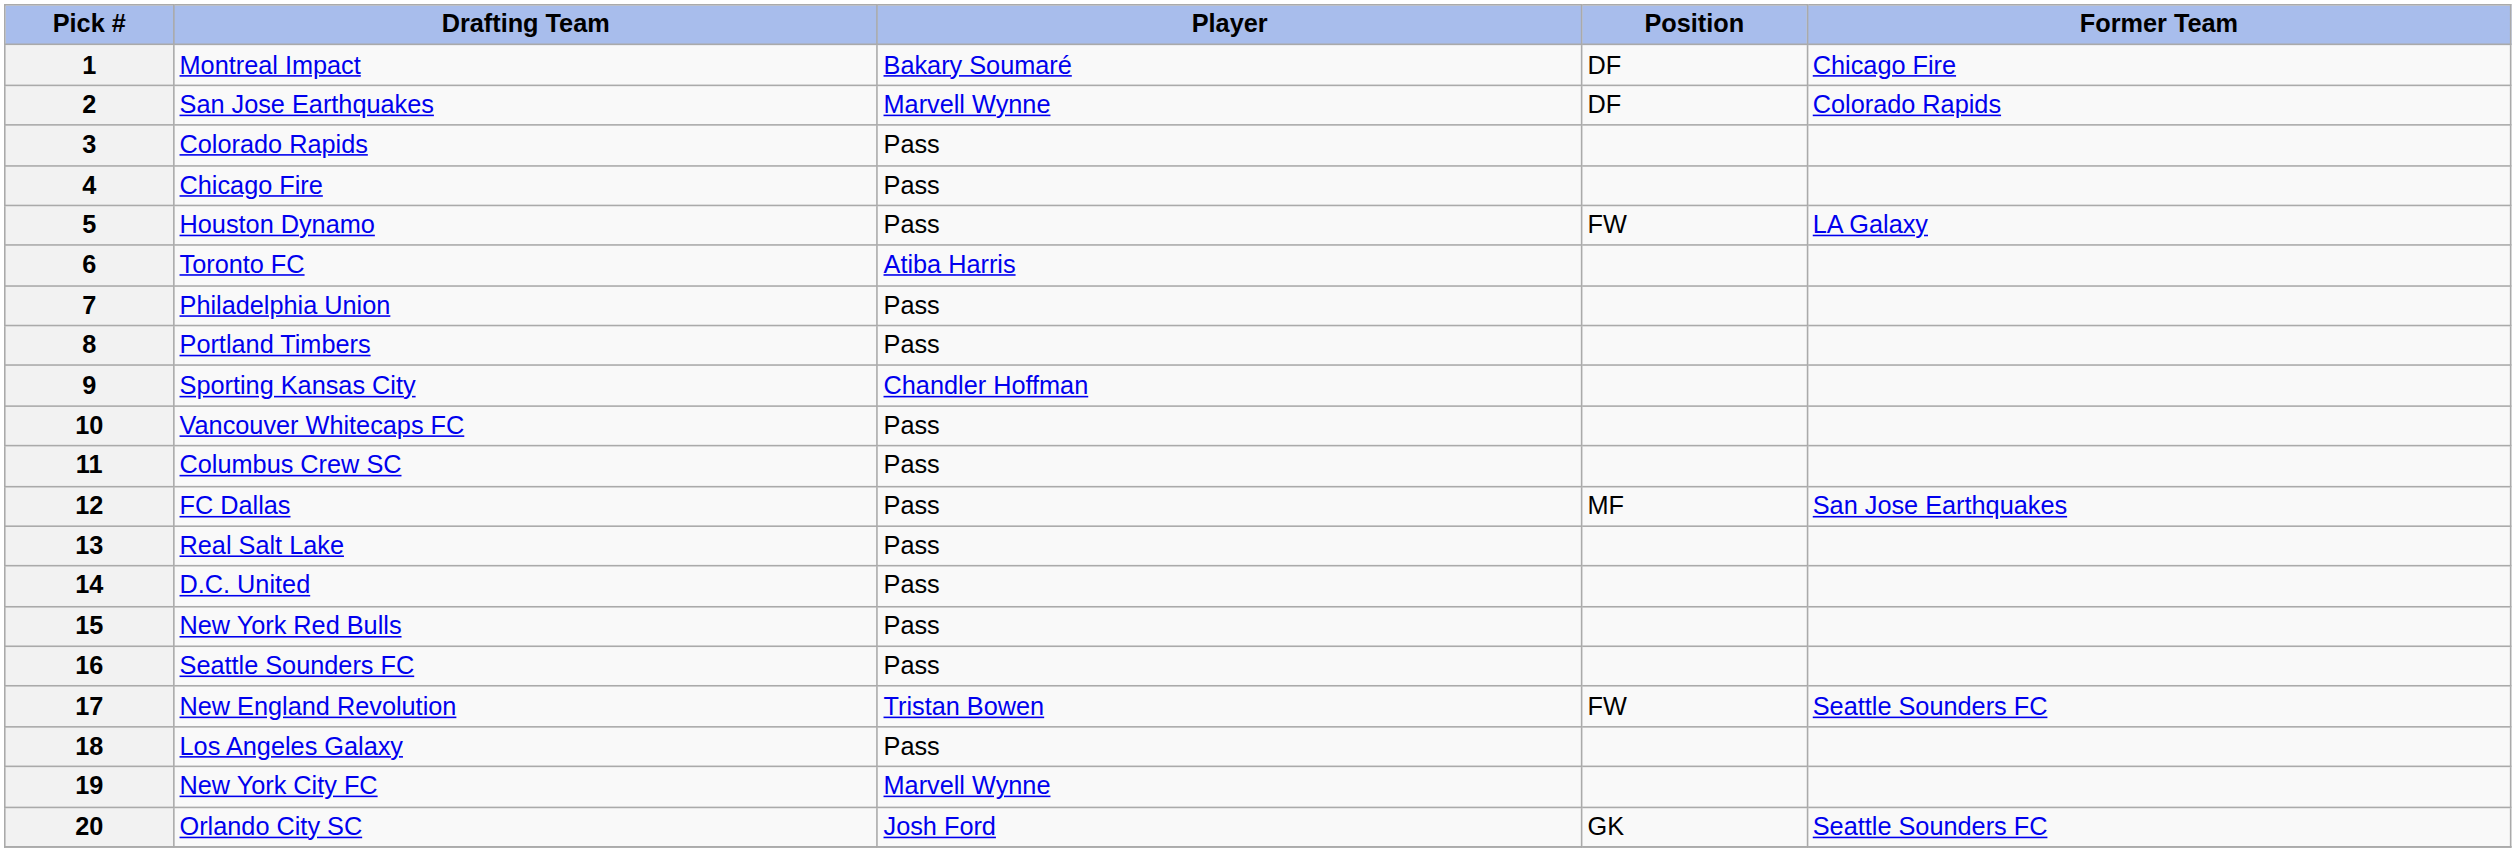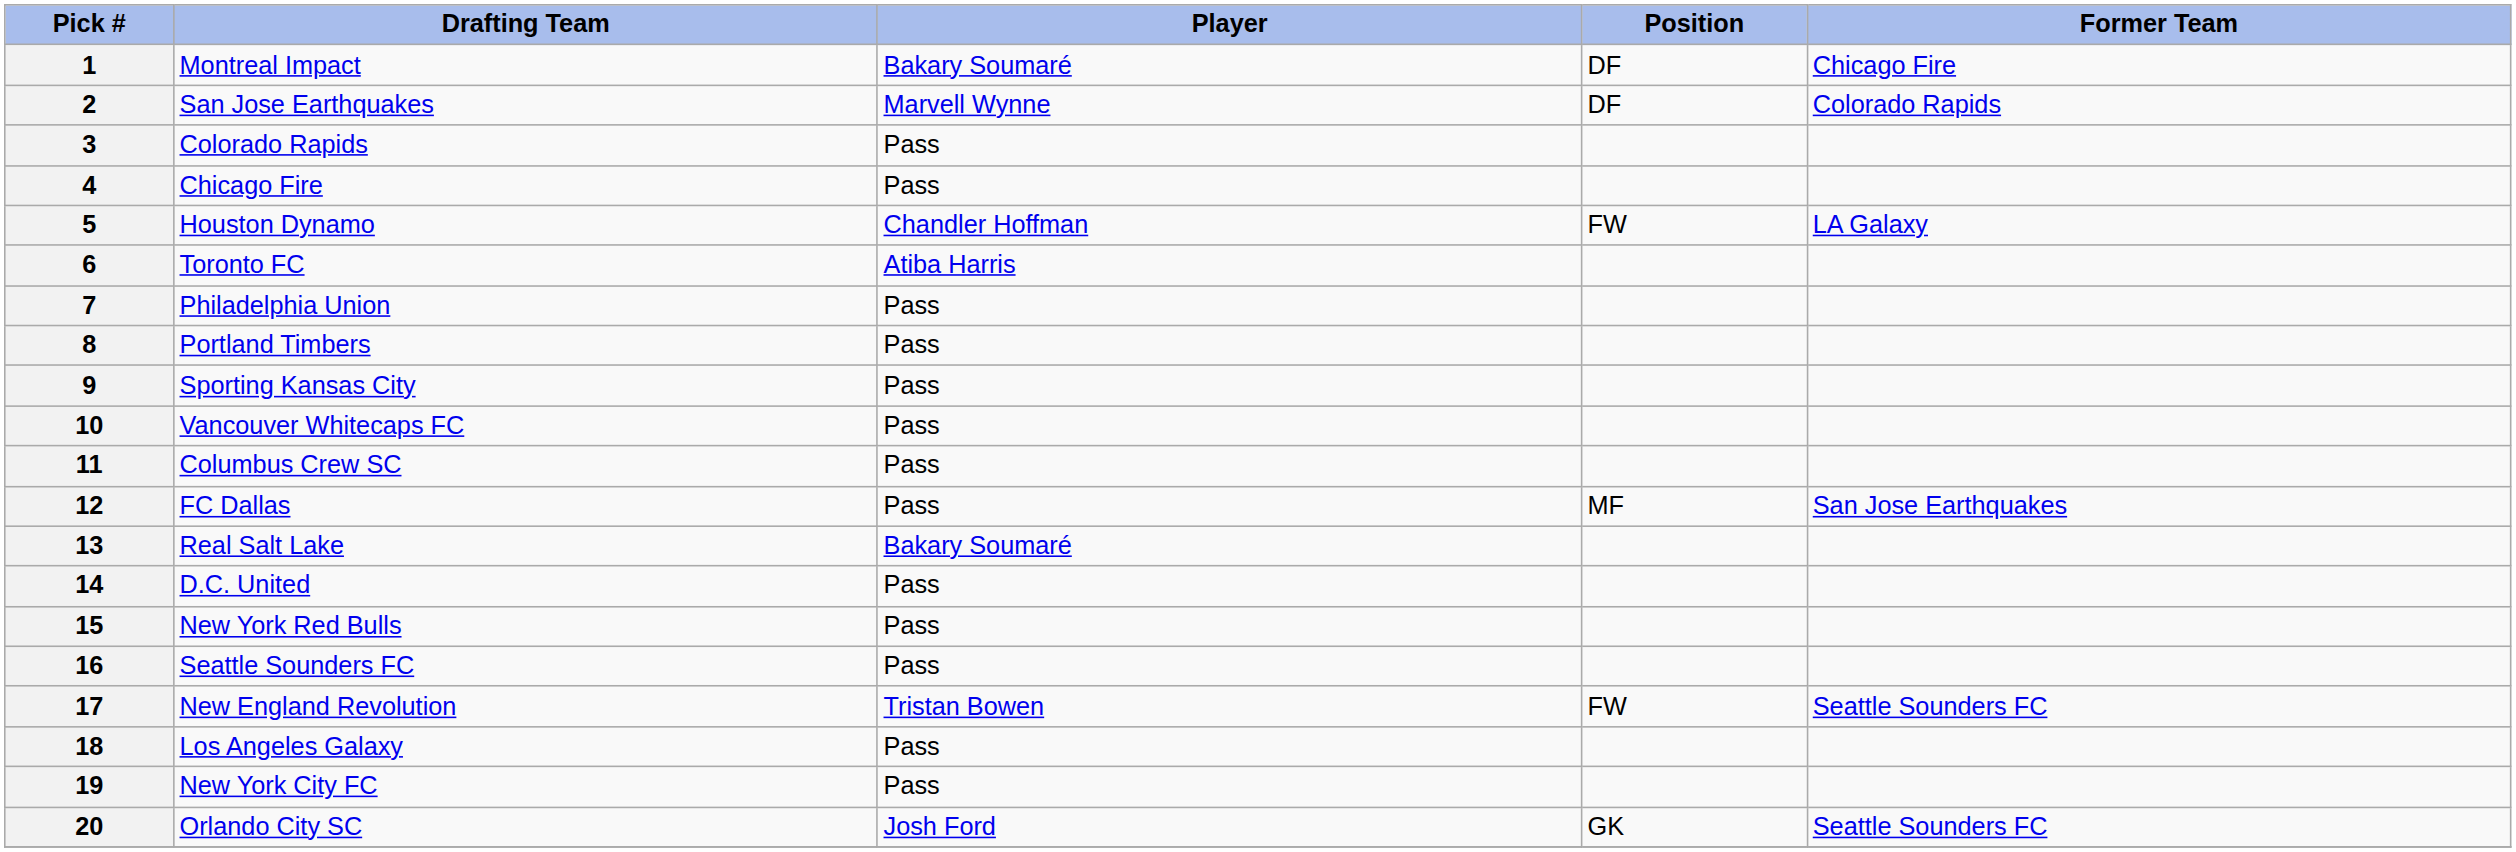(912, 225) Pass -> (986, 225) Chandler Hoffman
(986, 385) Chandler Hoffman -> (912, 385) Pass
(912, 545) Pass -> (978, 545) Bakary Soumaré
(967, 786) Marvell Wynne -> (912, 786) Pass
